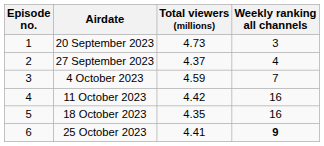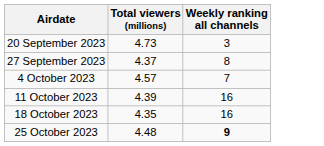- column: (29, 19)
(275, 61) 4 -> (227, 61) 8
(194, 79) 4.59 -> (146, 79) 4.57
(194, 97) 4.42 -> (146, 97) 4.39
(194, 132) 4.41 -> (146, 132) 4.48
